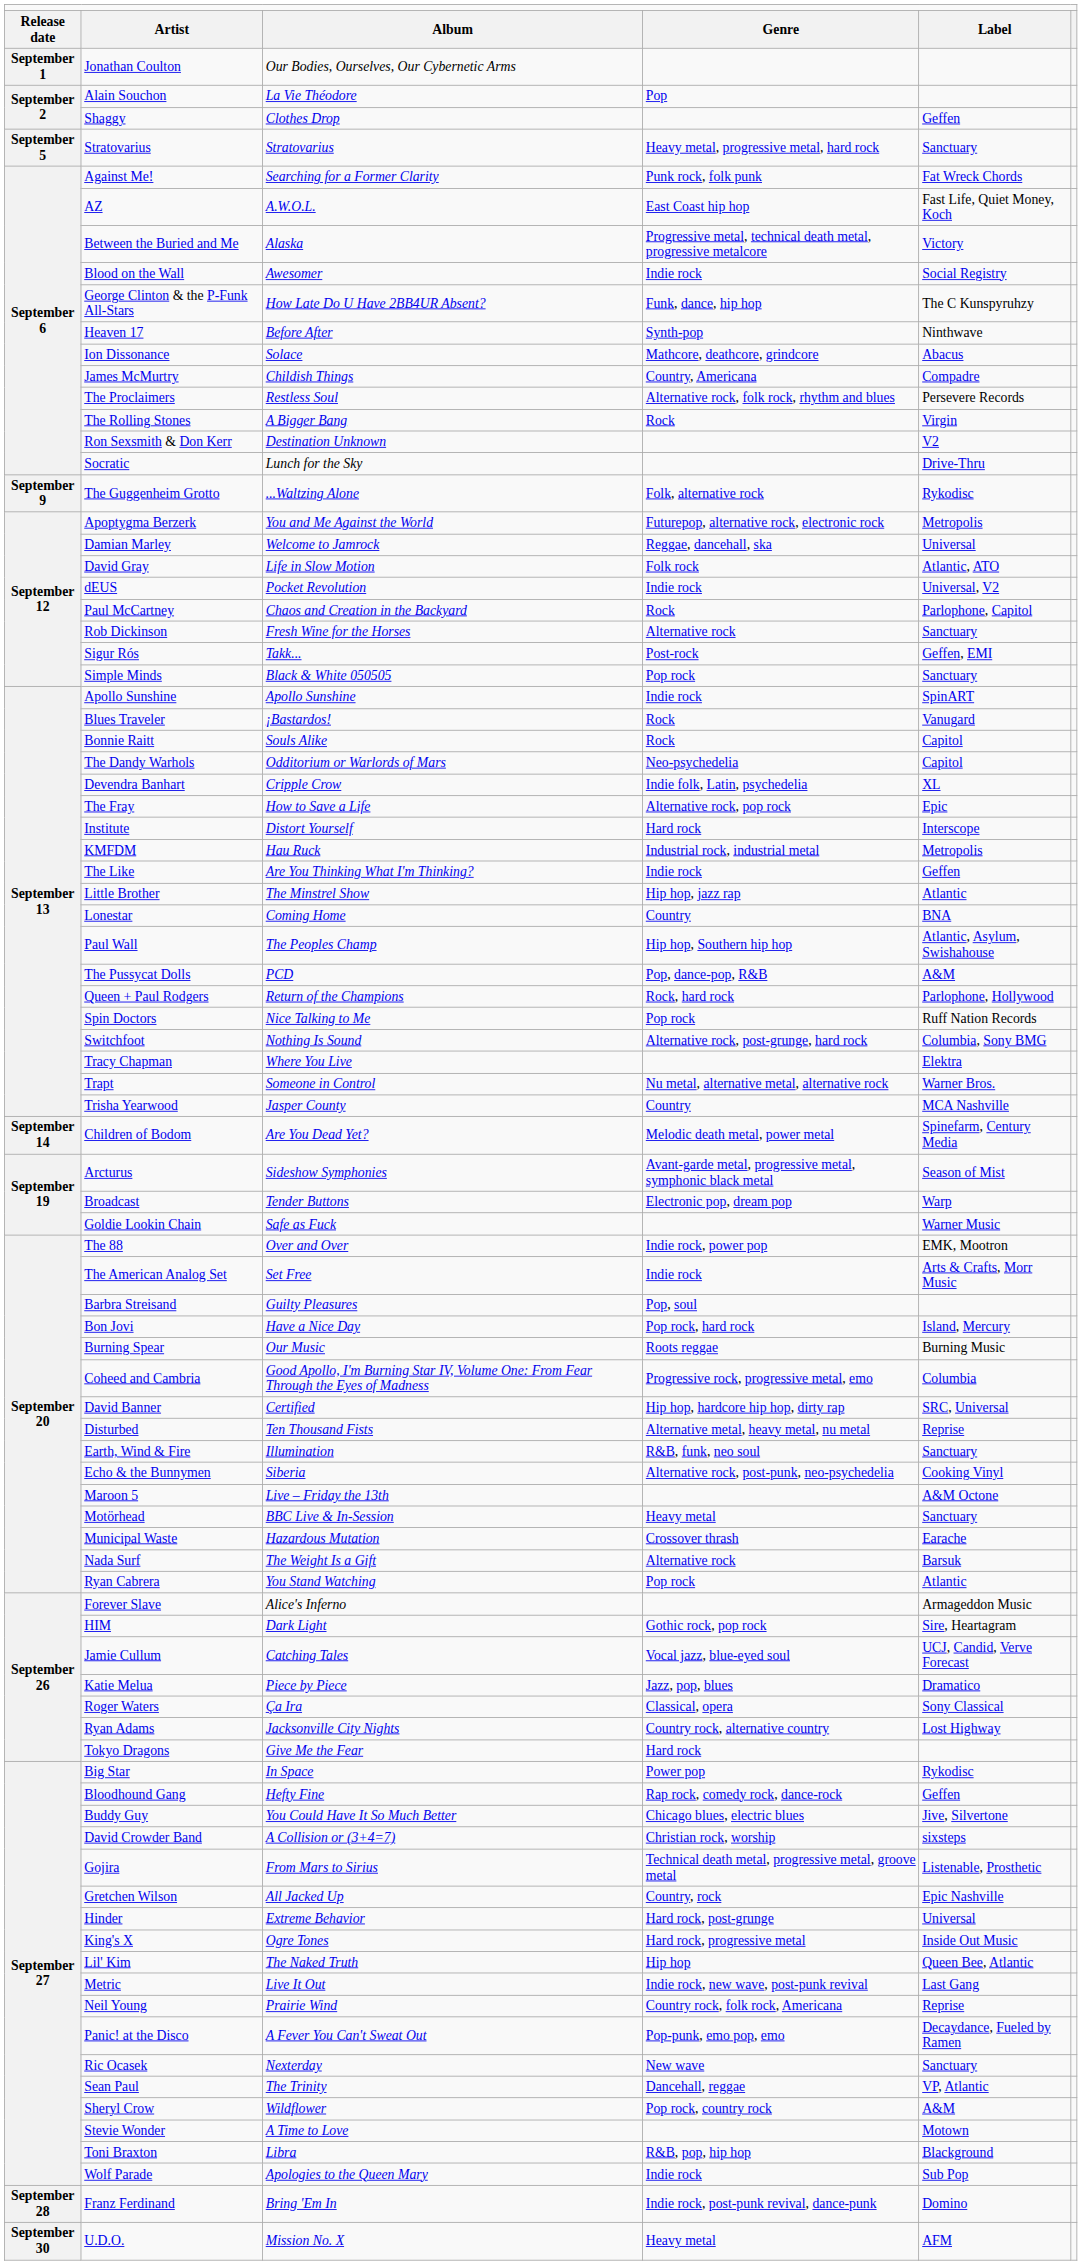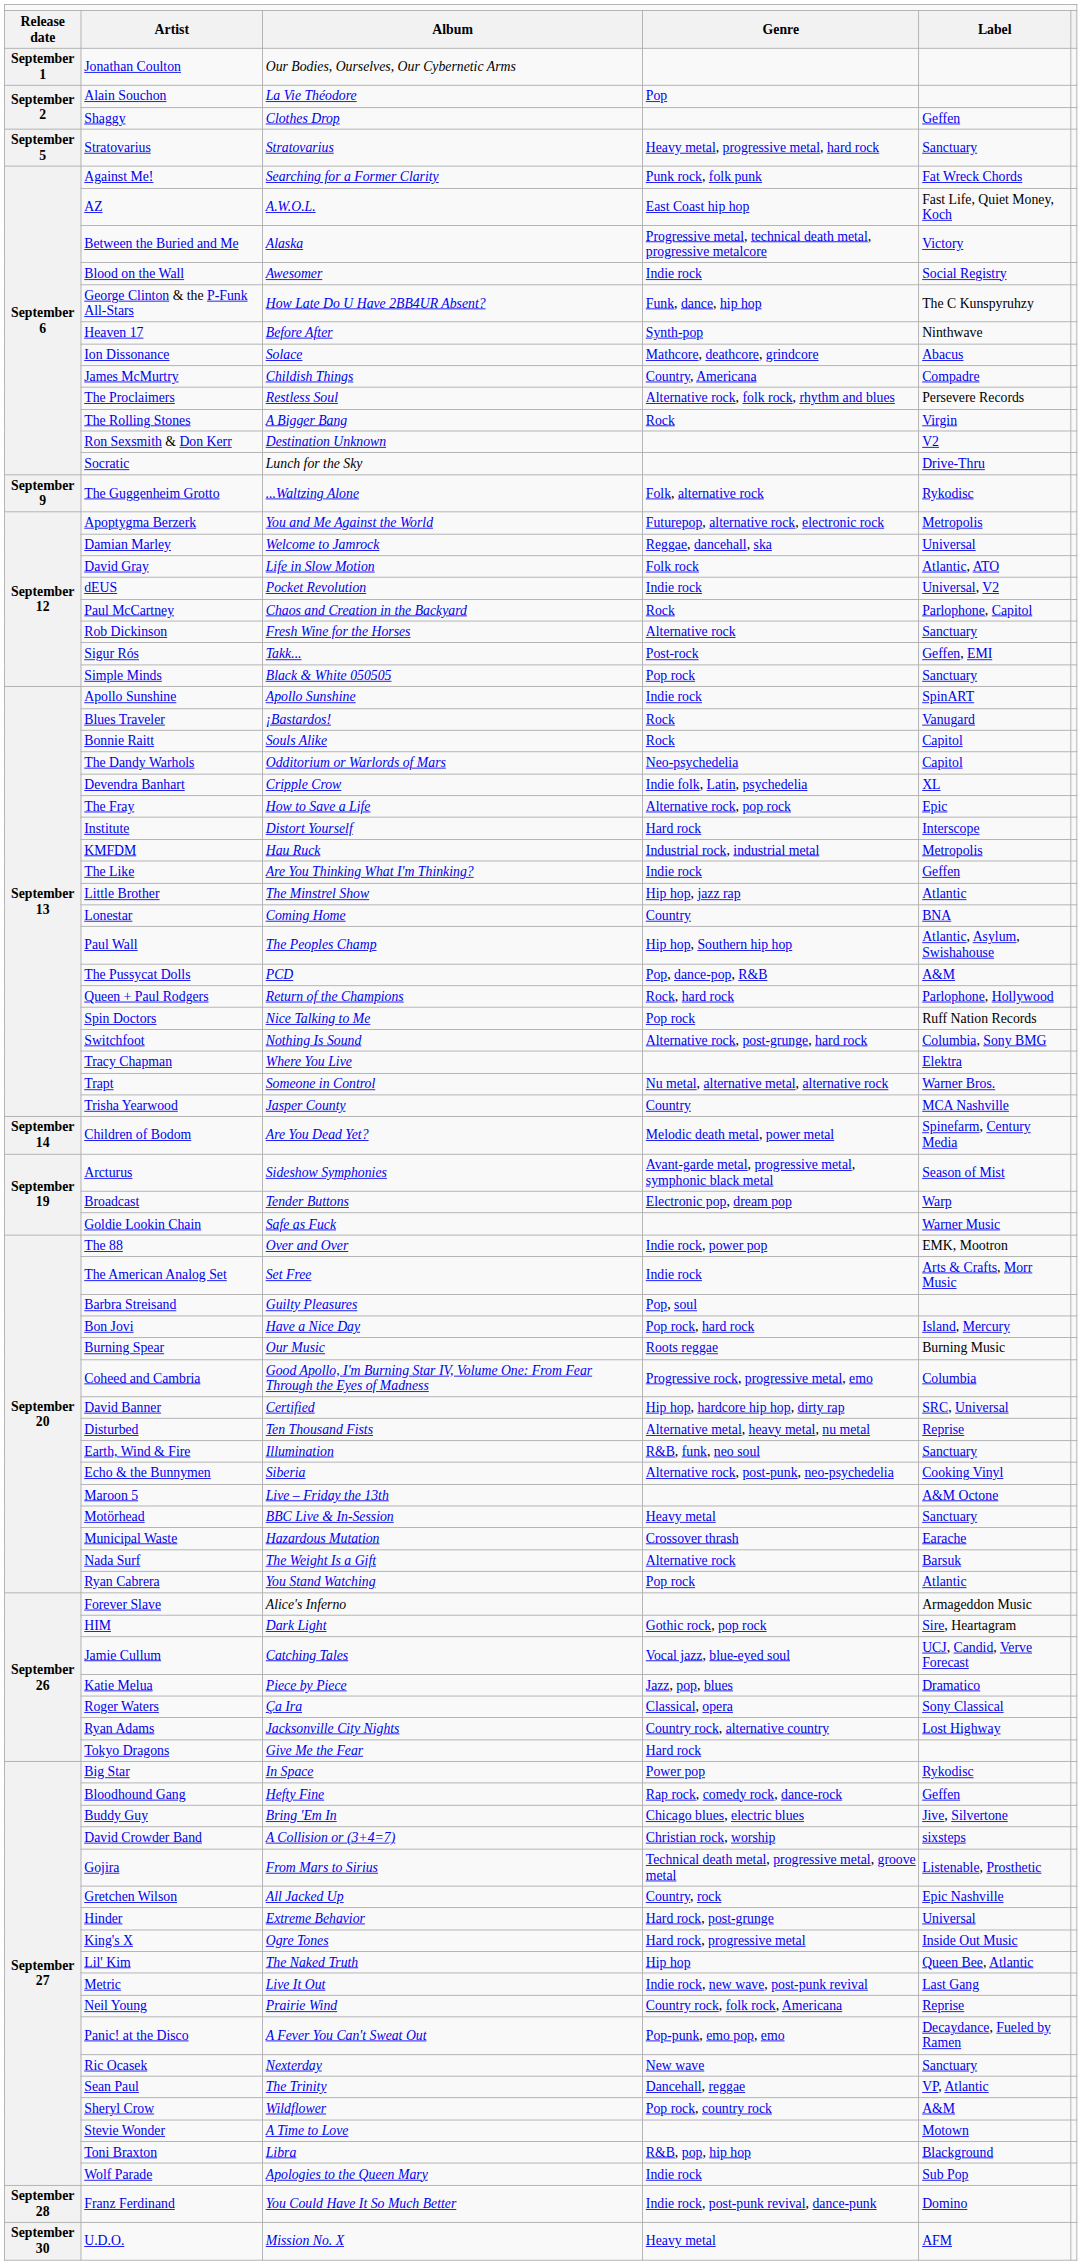(361, 1816) You Could Have It So Much Better -> (301, 1816) Bring 'Em In
(301, 2203) Bring 'Em In -> (361, 2203) You Could Have It So Much Better
